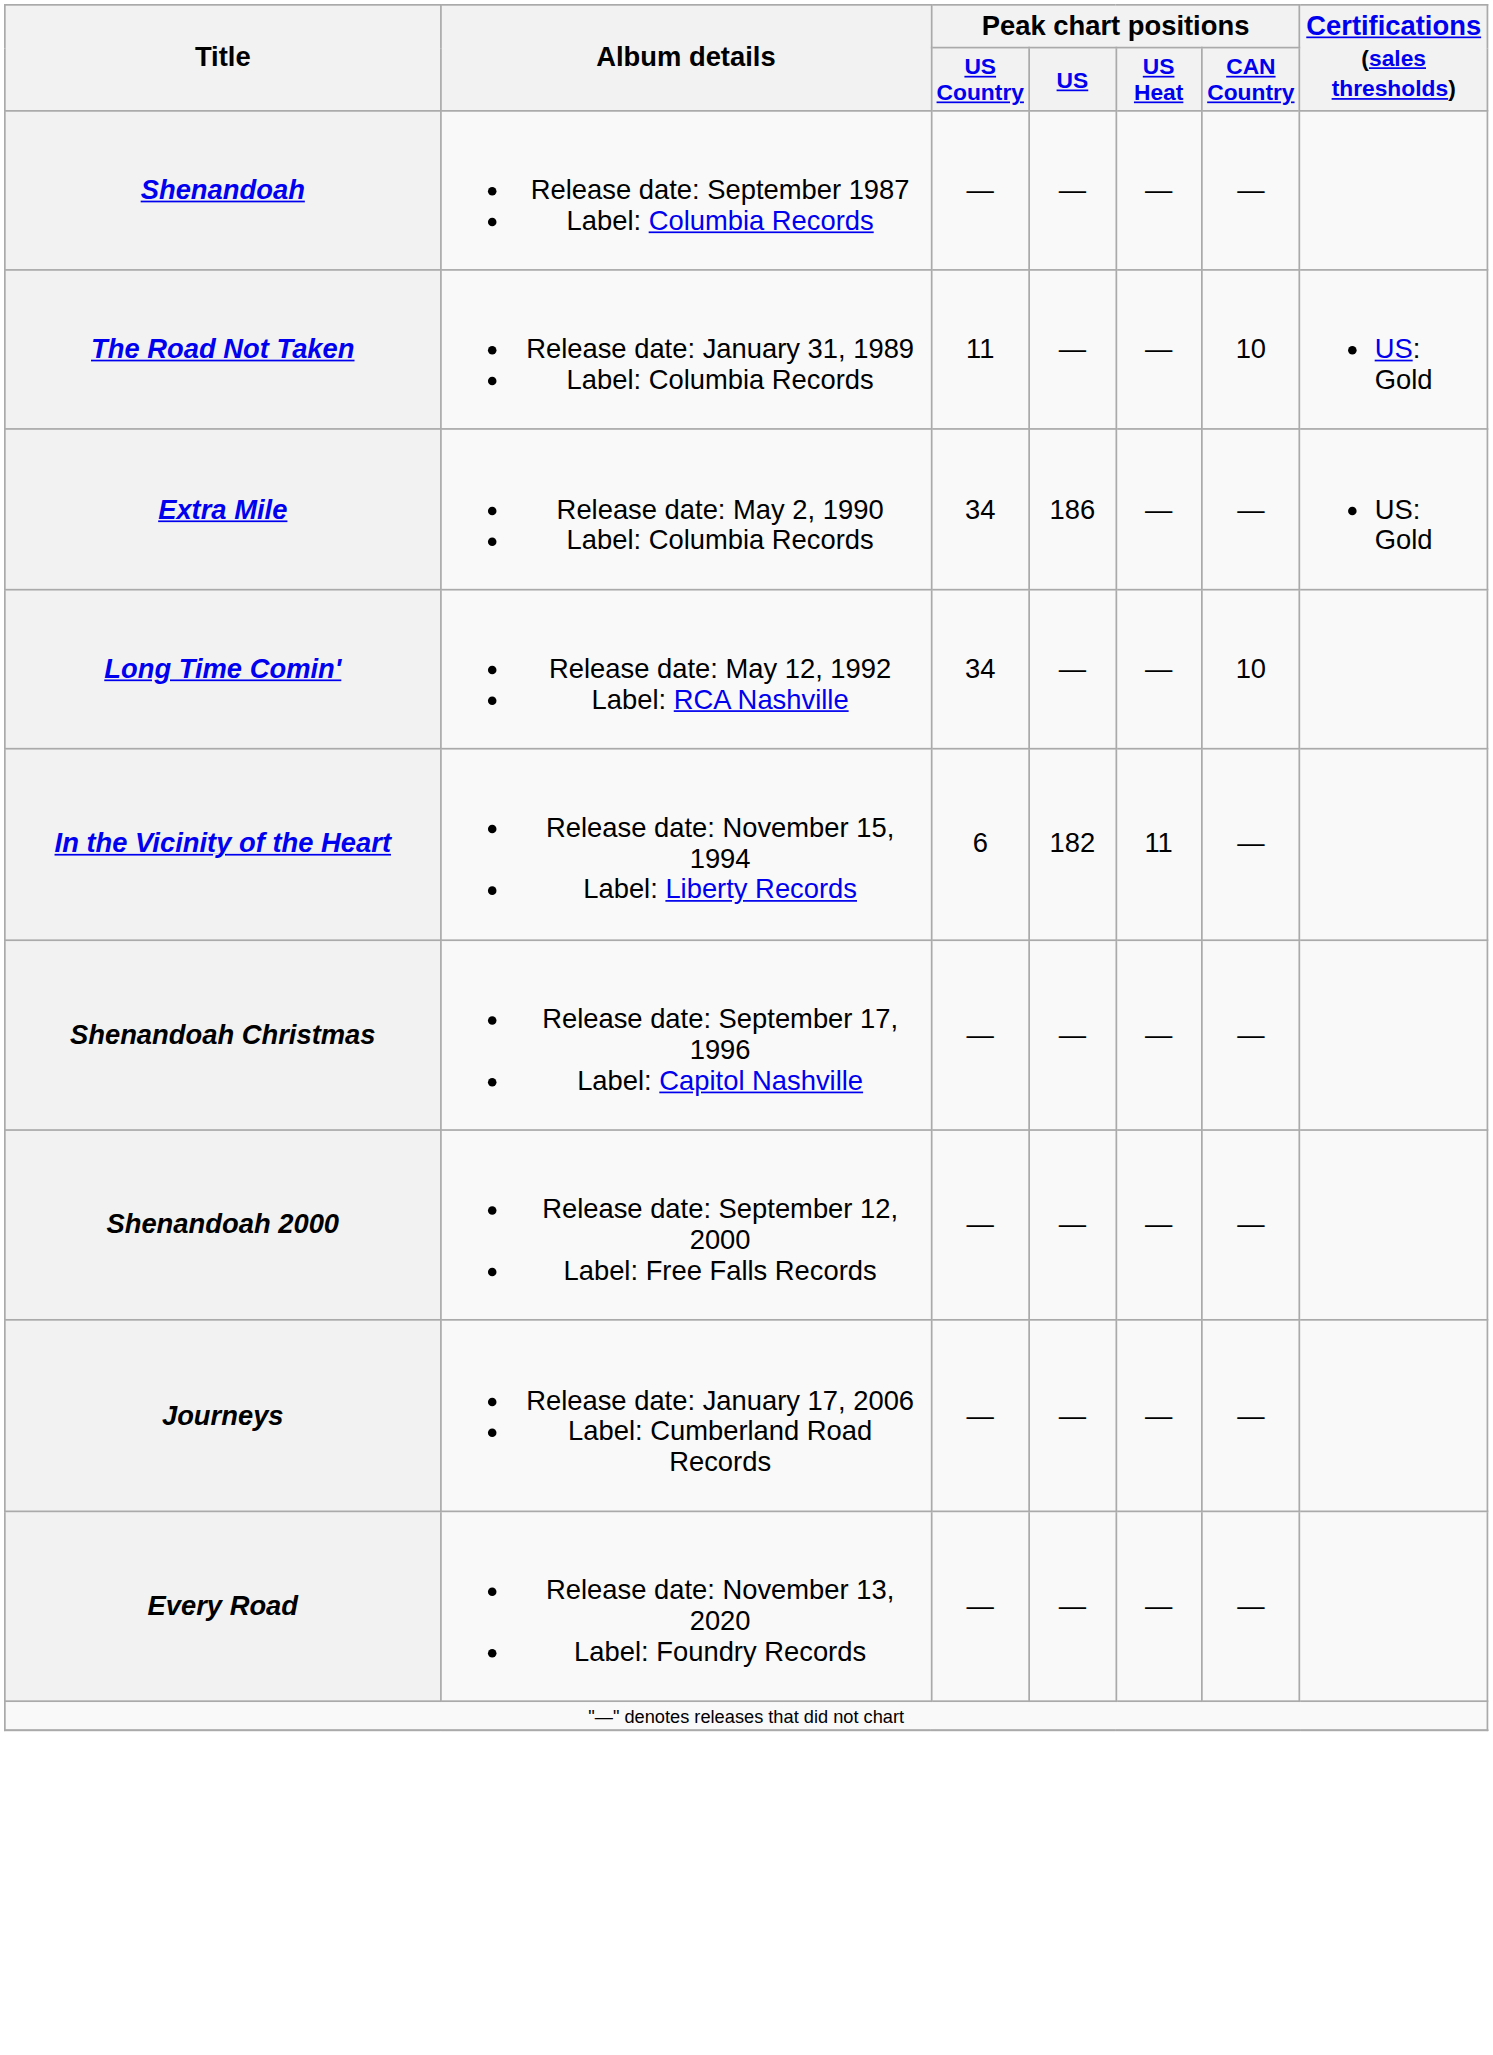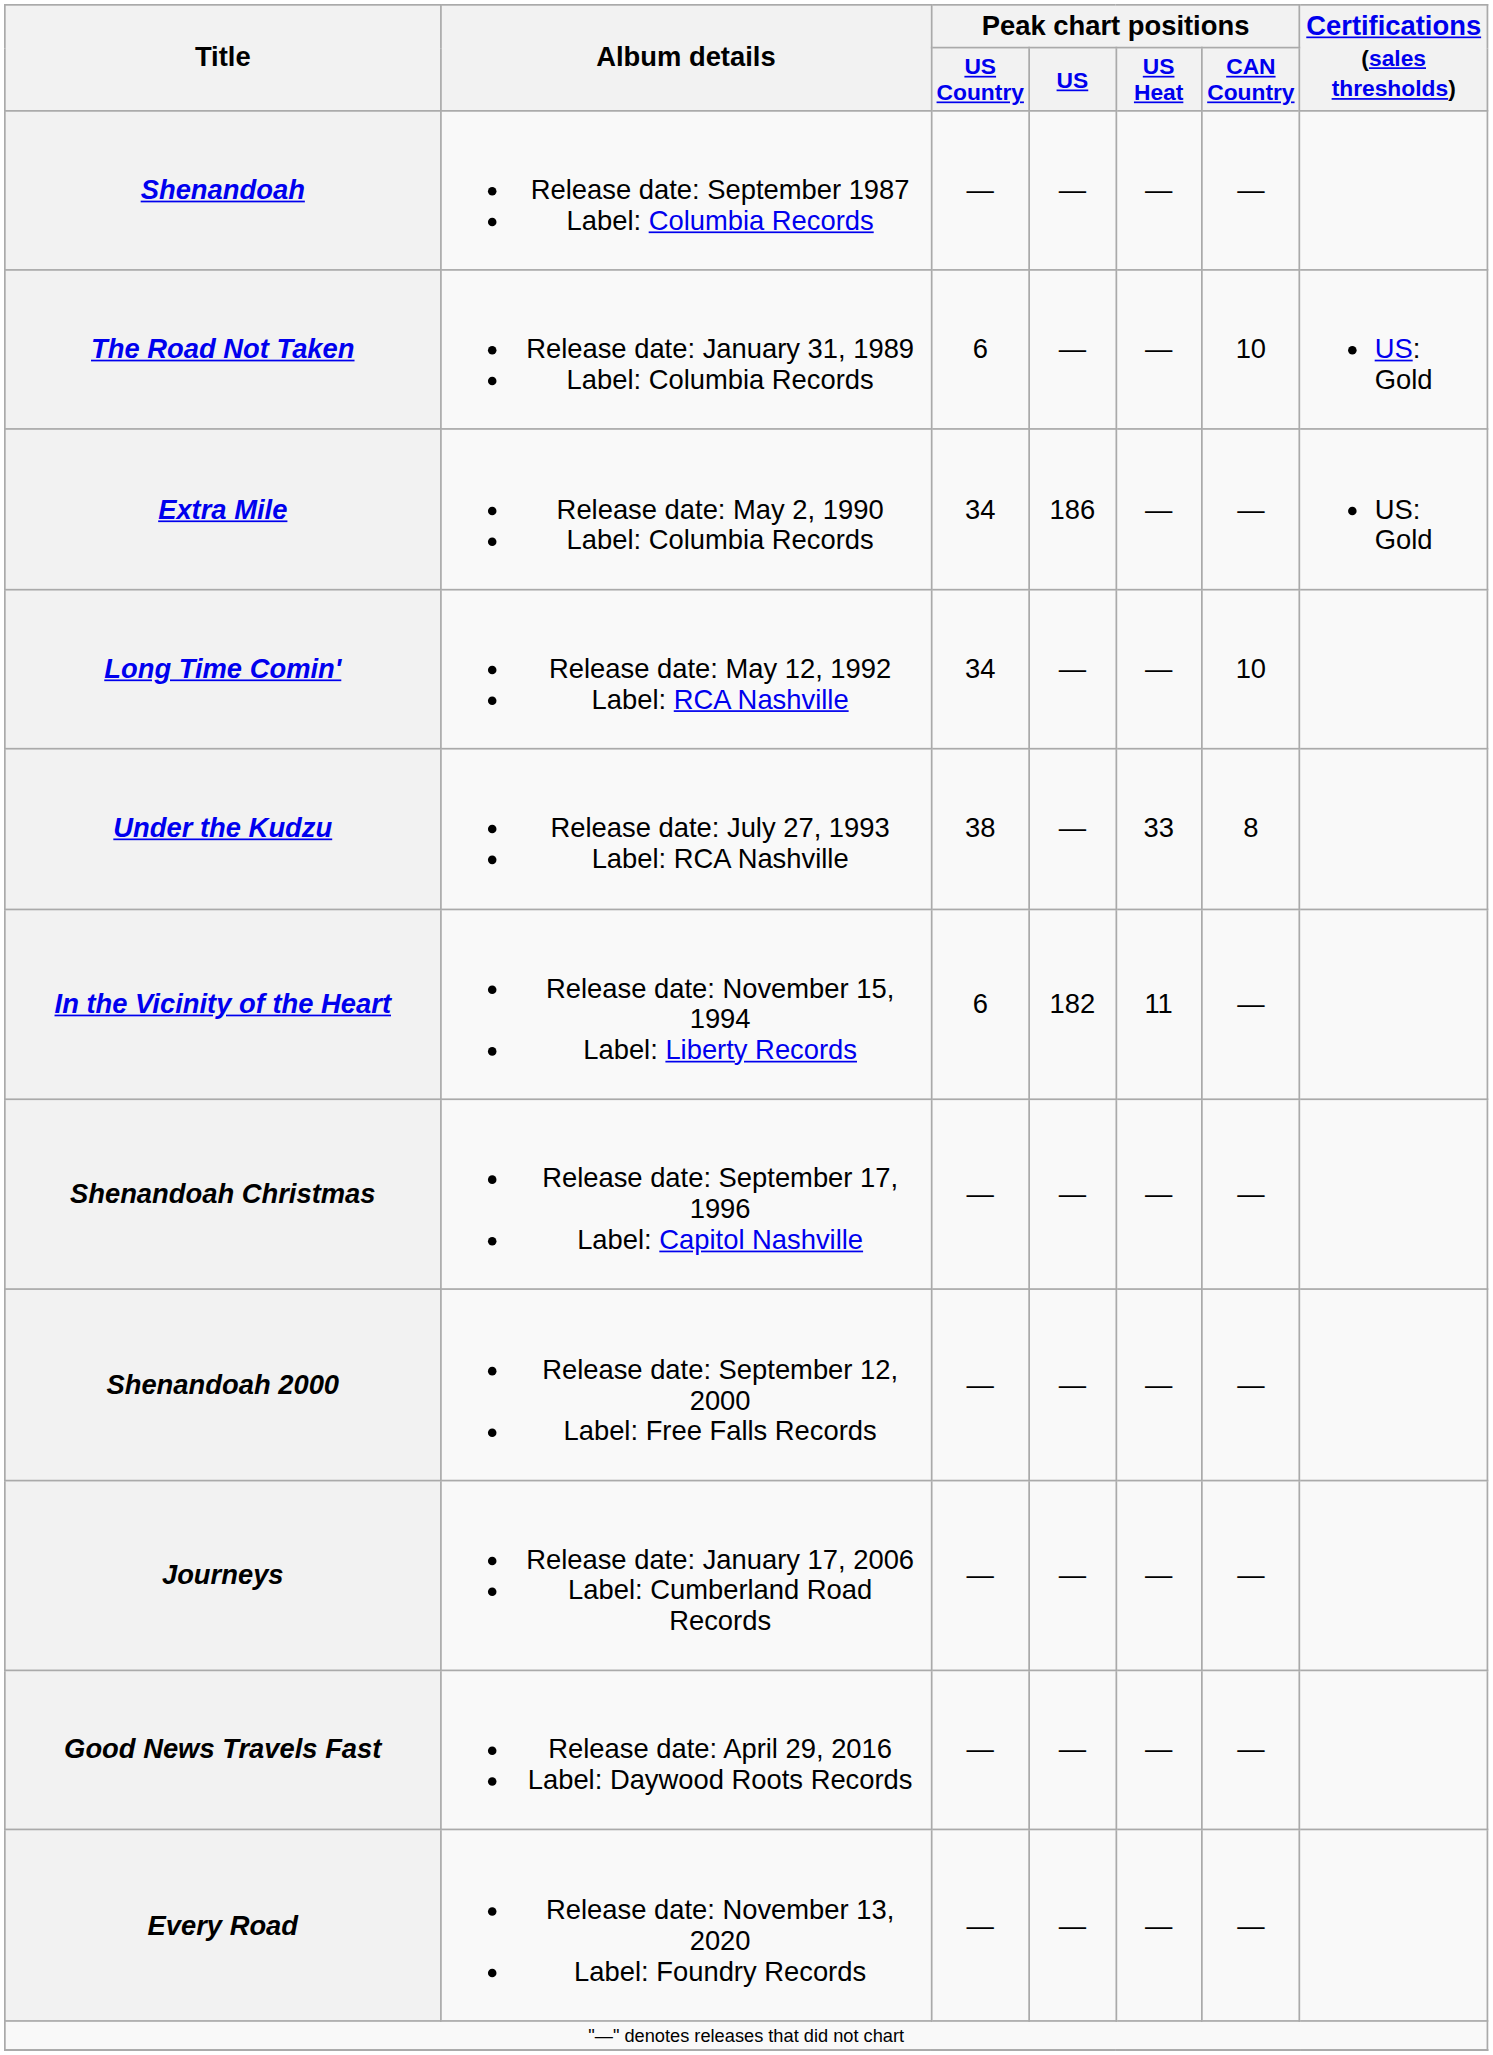(980, 349) 11 -> (980, 349) 6
+ row: (223, 828)
+ row: (223, 1749)
